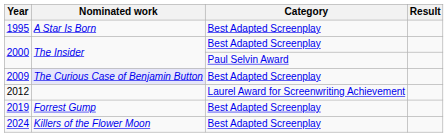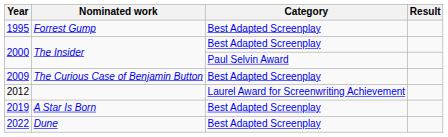(65, 28) A Star Is Born -> (65, 28) Forrest Gump
(118, 76) lavender background -> (118, 76) no background
(65, 108) Forrest Gump -> (65, 108) A Star Is Born
+ row: (18, 124)
- row: (18, 124)
